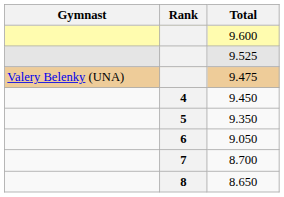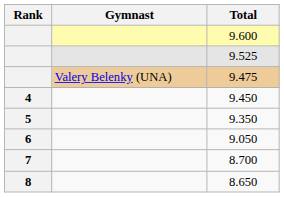columns swapped: (183, 15) <-> (82, 15)
